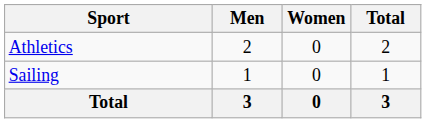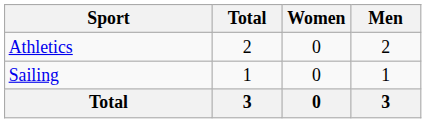columns swapped: (247, 18) <-> (386, 18)
